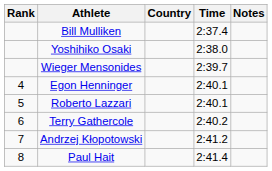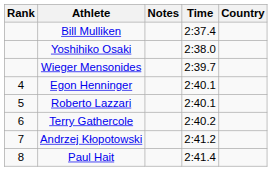columns swapped: (169, 13) <-> (249, 13)
